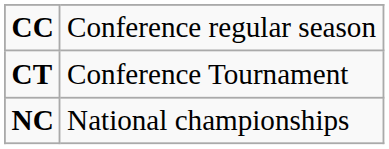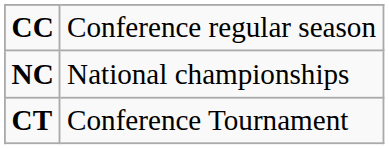rows swapped: (32, 73) <-> (33, 119)
